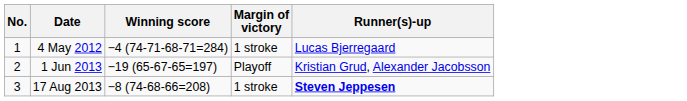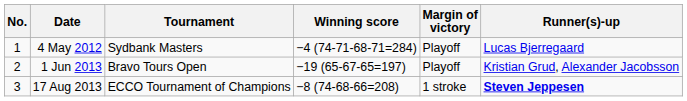+ column: (199, 21)
(256, 48) 1 stroke -> (441, 48) Playoff
